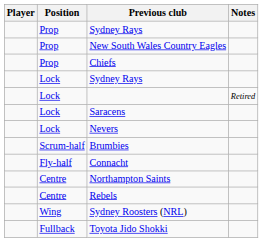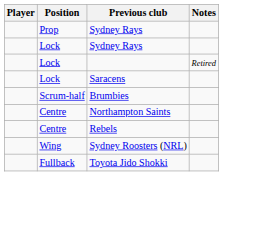- row: (49, 46)
- row: (49, 63)
- row: (50, 129)
- row: (56, 162)
